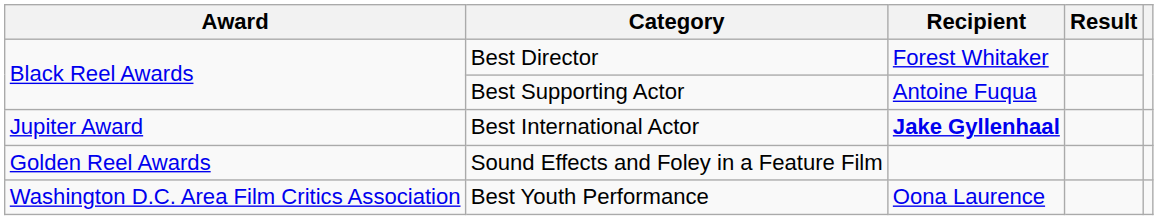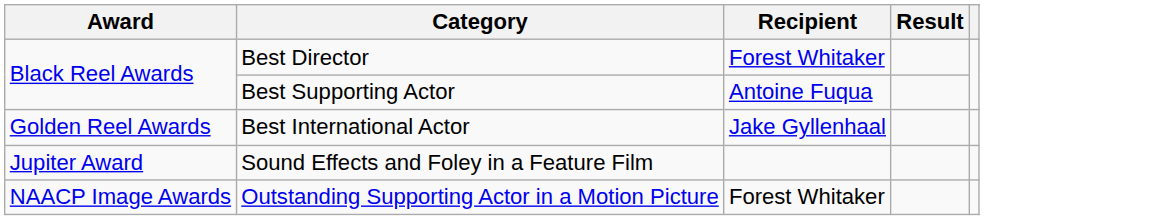(76, 127) Jupiter Award -> (110, 127) Golden Reel Awards
(976, 127) bold -> (807, 127) normal
(110, 162) Golden Reel Awards -> (76, 162) Jupiter Award
+ row: (480, 197)
- row: (590, 197)
